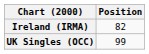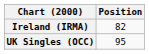(120, 41) 99 -> (120, 41) 95
